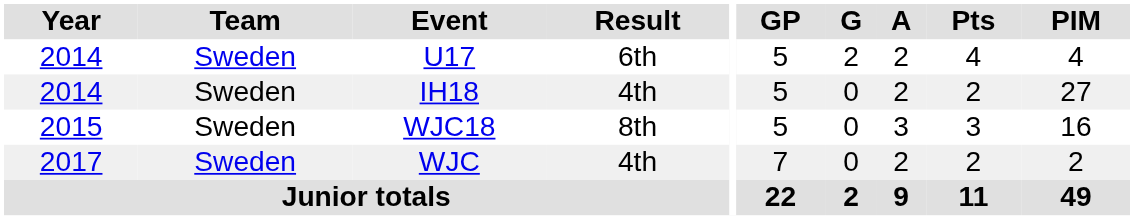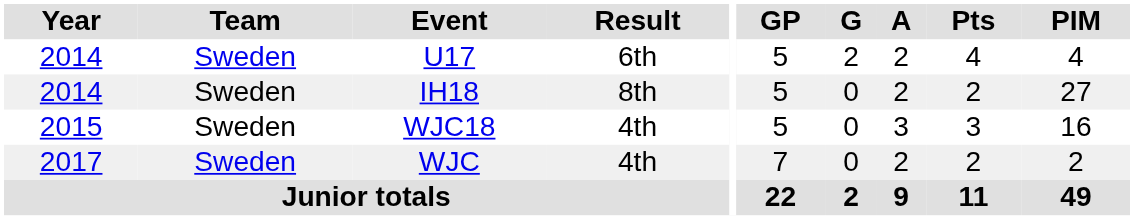(637, 91) 4th -> (637, 91) 8th
(637, 126) 8th -> (637, 126) 4th
